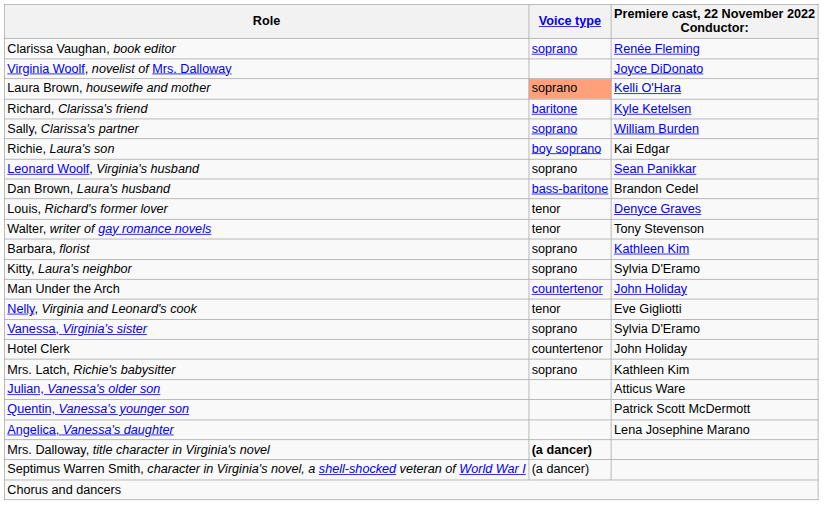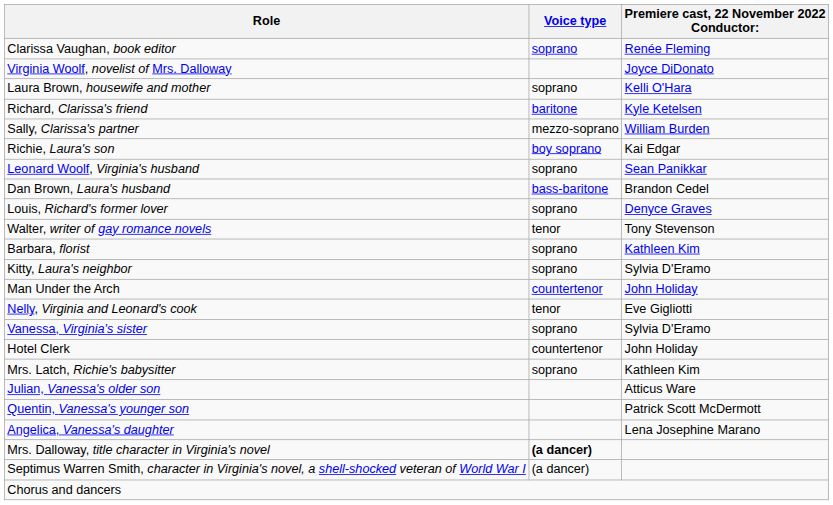(555, 88) lightsalmon background -> (555, 88) no background
(555, 128) soprano -> (575, 128) mezzo-soprano
(546, 209) tenor -> (555, 209) soprano
